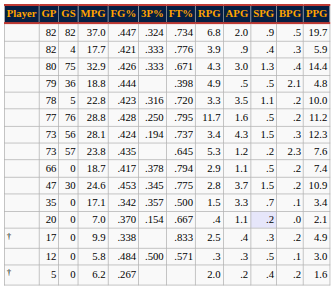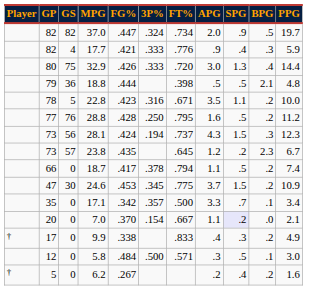- column: (209, 14)
(184, 66) .671 -> (184, 66) .720
(184, 100) .720 -> (184, 100) .671
(321, 151) 7.6 -> (293, 151) 6.7
